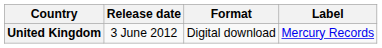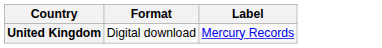- column: (144, 14)
